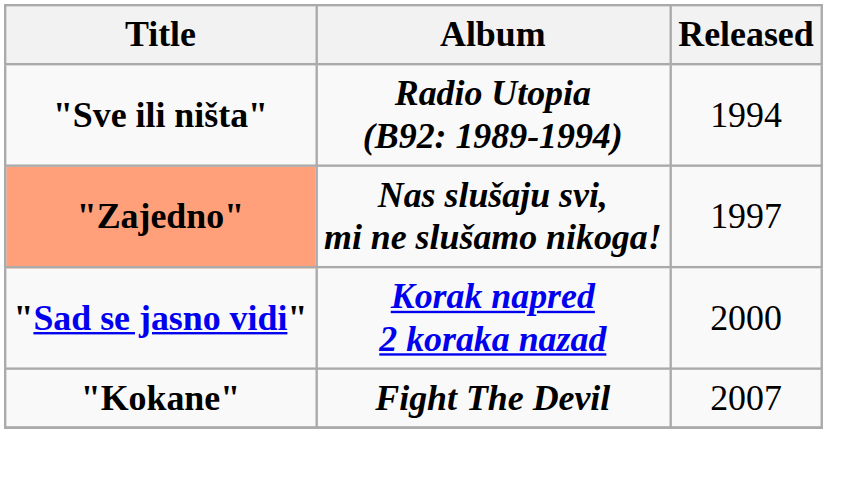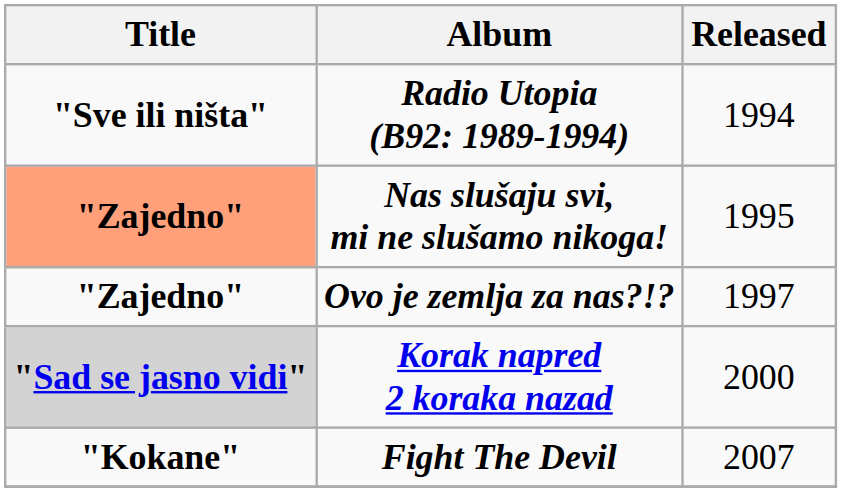(746, 216) 1997 -> (759, 216) 1995
+ row: (499, 296)
(160, 317) no background -> (160, 377) lightgrey background
